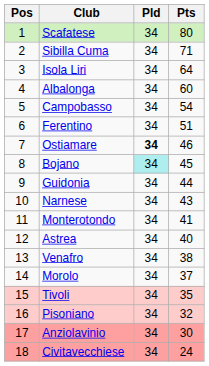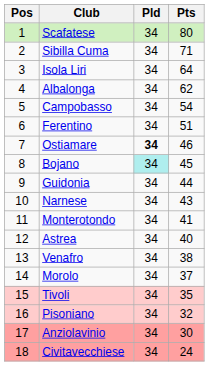(186, 88) 60 -> (186, 88) 62
